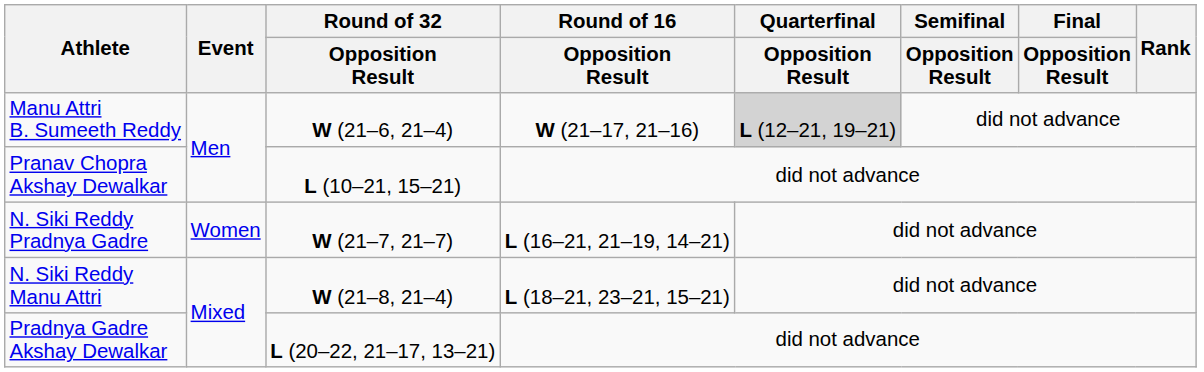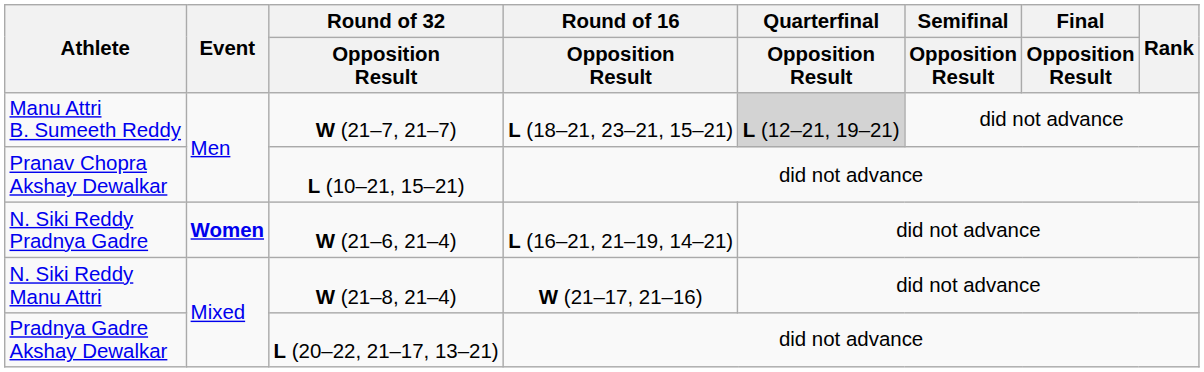(383, 131) W (21–6, 21–4) -> (386, 131) W (21–7, 21–7)
(617, 131) W (21–17, 21–16) -> (621, 131) L (18–21, 23–21, 15–21)
(226, 230) normal -> (227, 230) bold
(383, 241) W (21–7, 21–7) -> (386, 241) W (21–6, 21–4)
(617, 296) L (18–21, 23–21, 15–21) -> (621, 296) W (21–17, 21–16)
